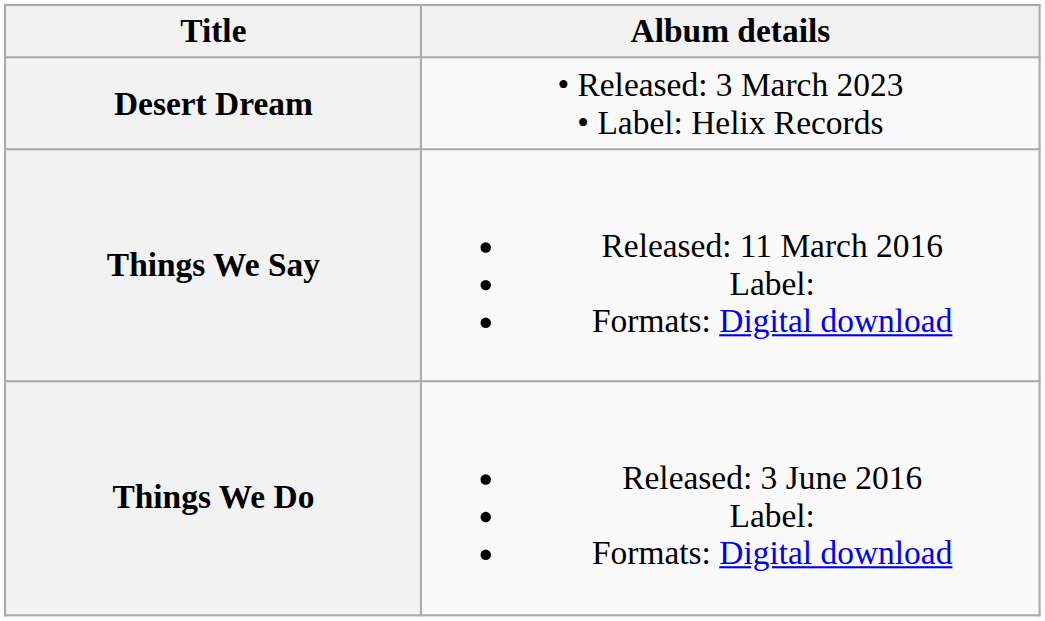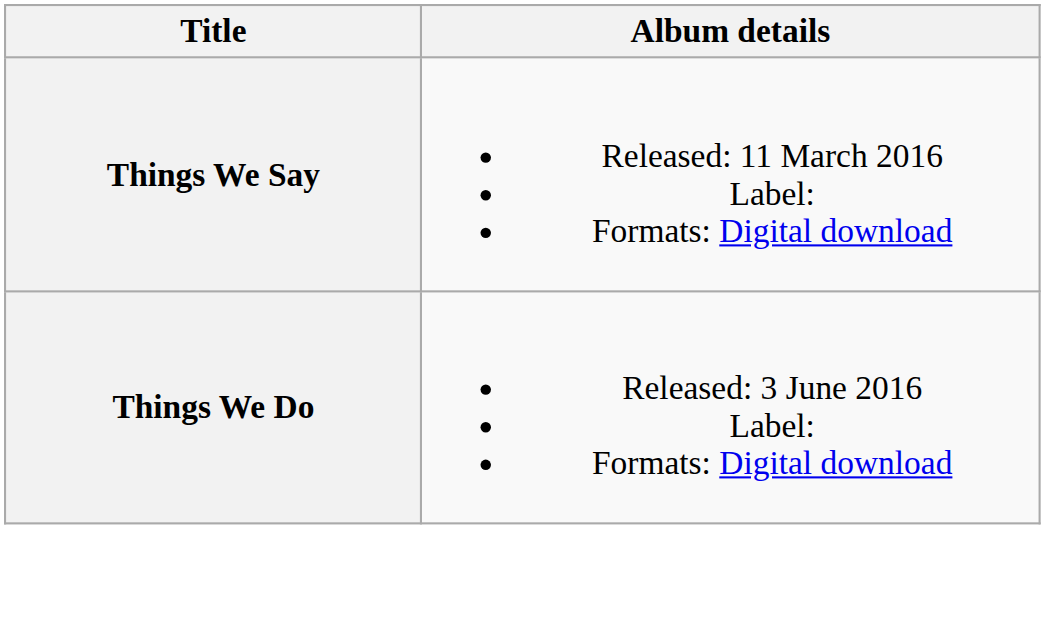- row: (213, 102)
